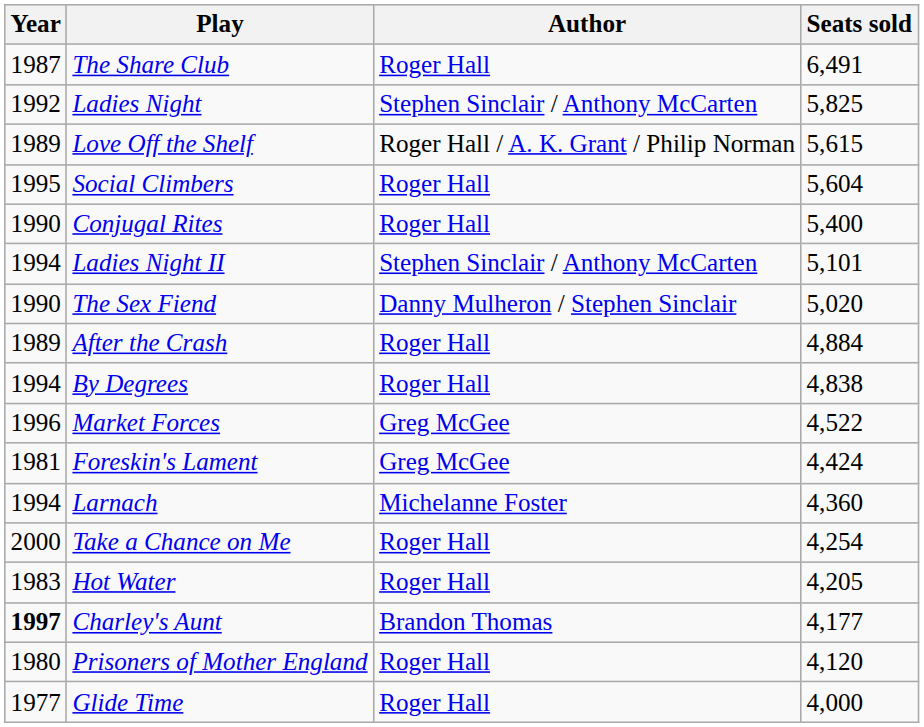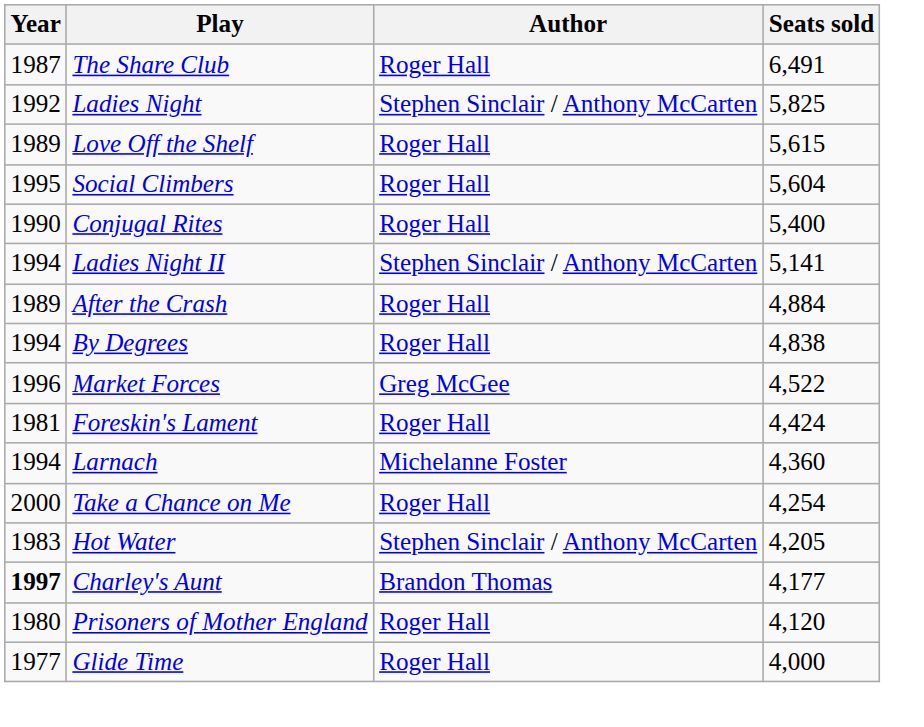(587, 143) Roger Hall / A. K. Grant / Philip Norman -> (435, 143) Roger Hall
(835, 263) 5,101 -> (797, 263) 5,141
- row: (144, 303)
(444, 462) Greg McGee -> (435, 422) Roger Hall
(435, 582) Roger Hall -> (568, 542) Stephen Sinclair / Anthony McCarten
